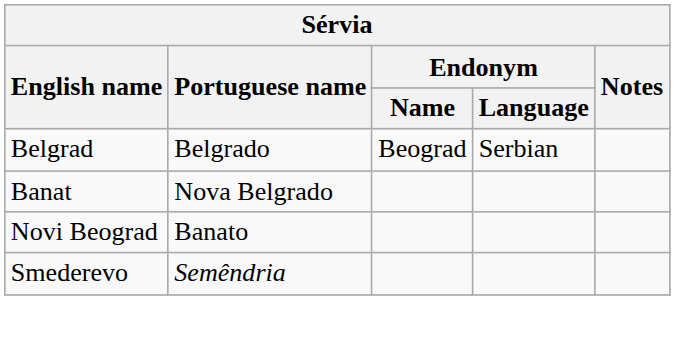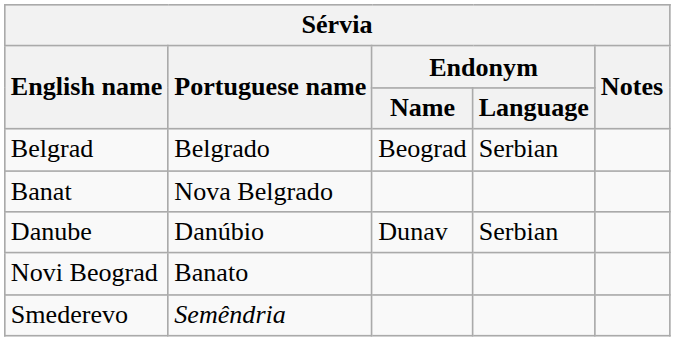+ row: (51, 231)
